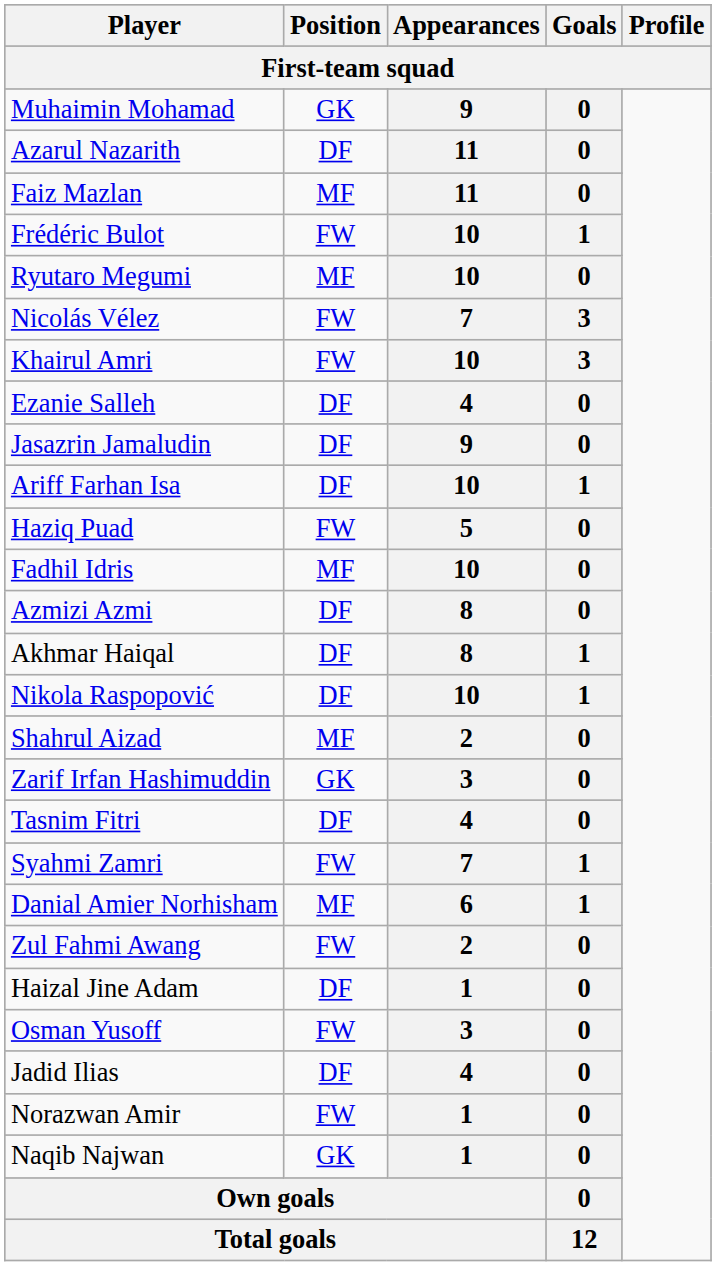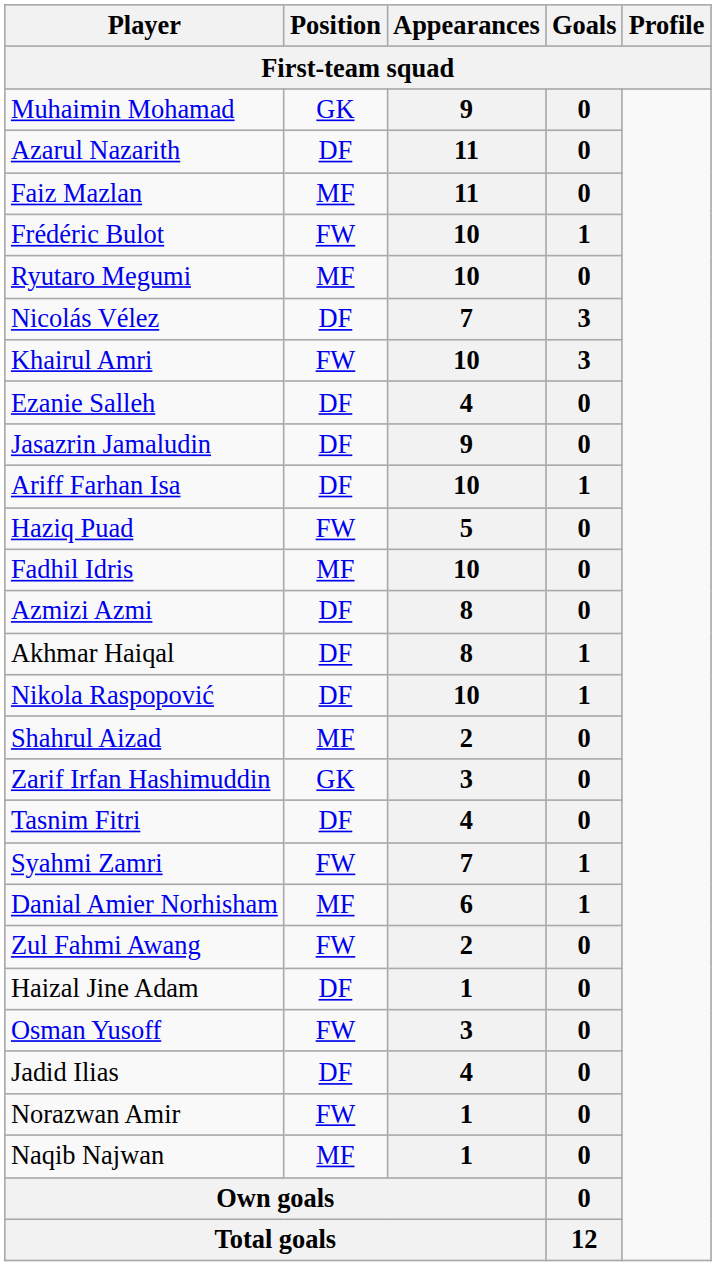(335, 318) FW -> (335, 318) DF
(335, 1155) GK -> (335, 1155) MF
